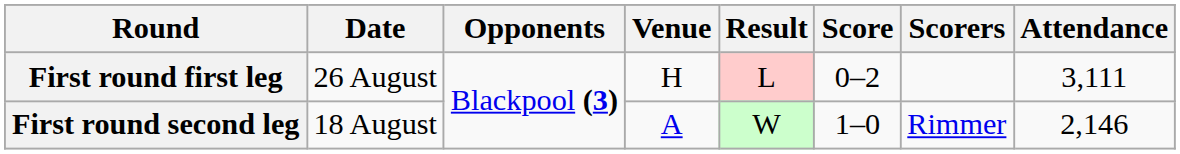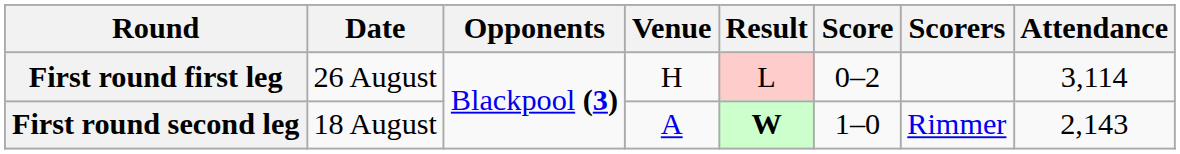(1094, 76) 3,111 -> (1094, 76) 3,114
(767, 124) normal -> (767, 124) bold
(1094, 124) 2,146 -> (1094, 124) 2,143
